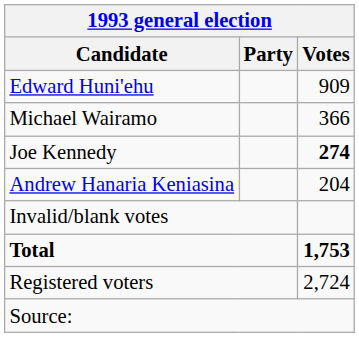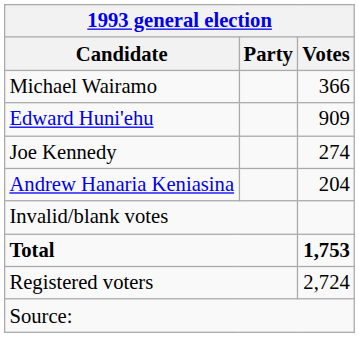rows swapped: (81, 86) <-> (83, 119)
(334, 151) bold -> (334, 151) normal
